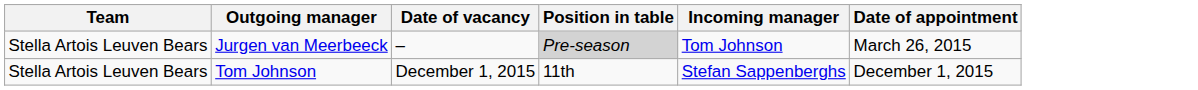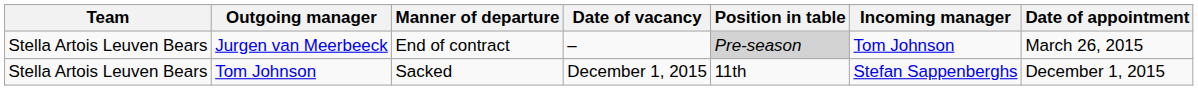+ column: (478, 17)
